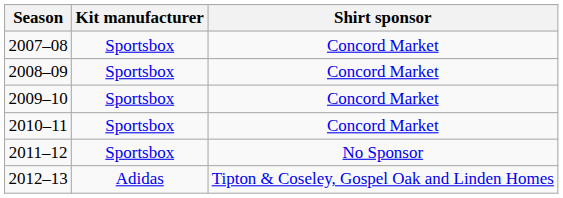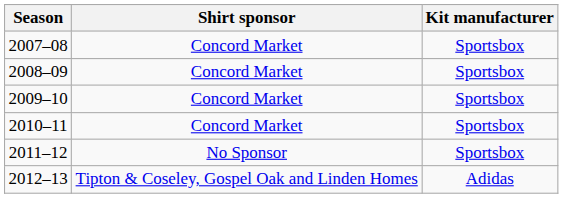columns swapped: (140, 17) <-> (383, 17)
